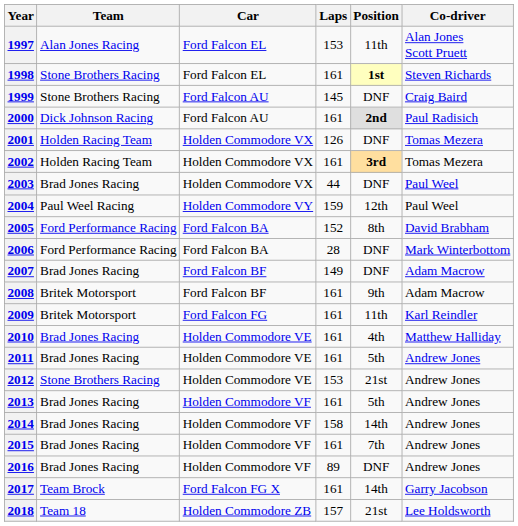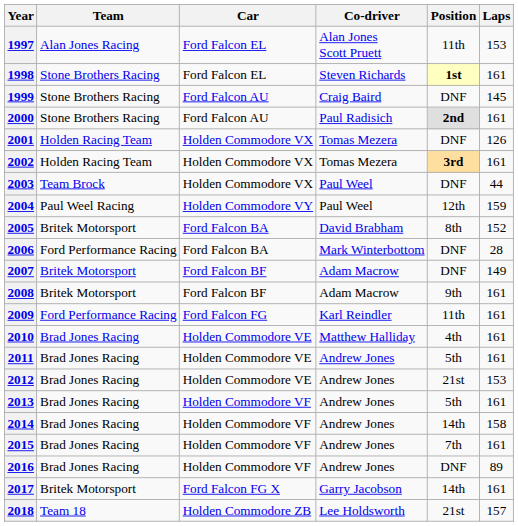columns swapped: (458, 15) <-> (333, 15)
(97, 118) Dick Johnson Racing -> (100, 118) Stone Brothers Racing
(90, 183) Brad Jones Racing -> (72, 183) Team Brock
(108, 227) Ford Performance Racing -> (88, 227) Britek Motorsport
(90, 271) Brad Jones Racing -> (88, 271) Britek Motorsport
(88, 314) Britek Motorsport -> (108, 314) Ford Performance Racing
(100, 380) Stone Brothers Racing -> (90, 380) Brad Jones Racing
(72, 489) Team Brock -> (88, 489) Britek Motorsport
